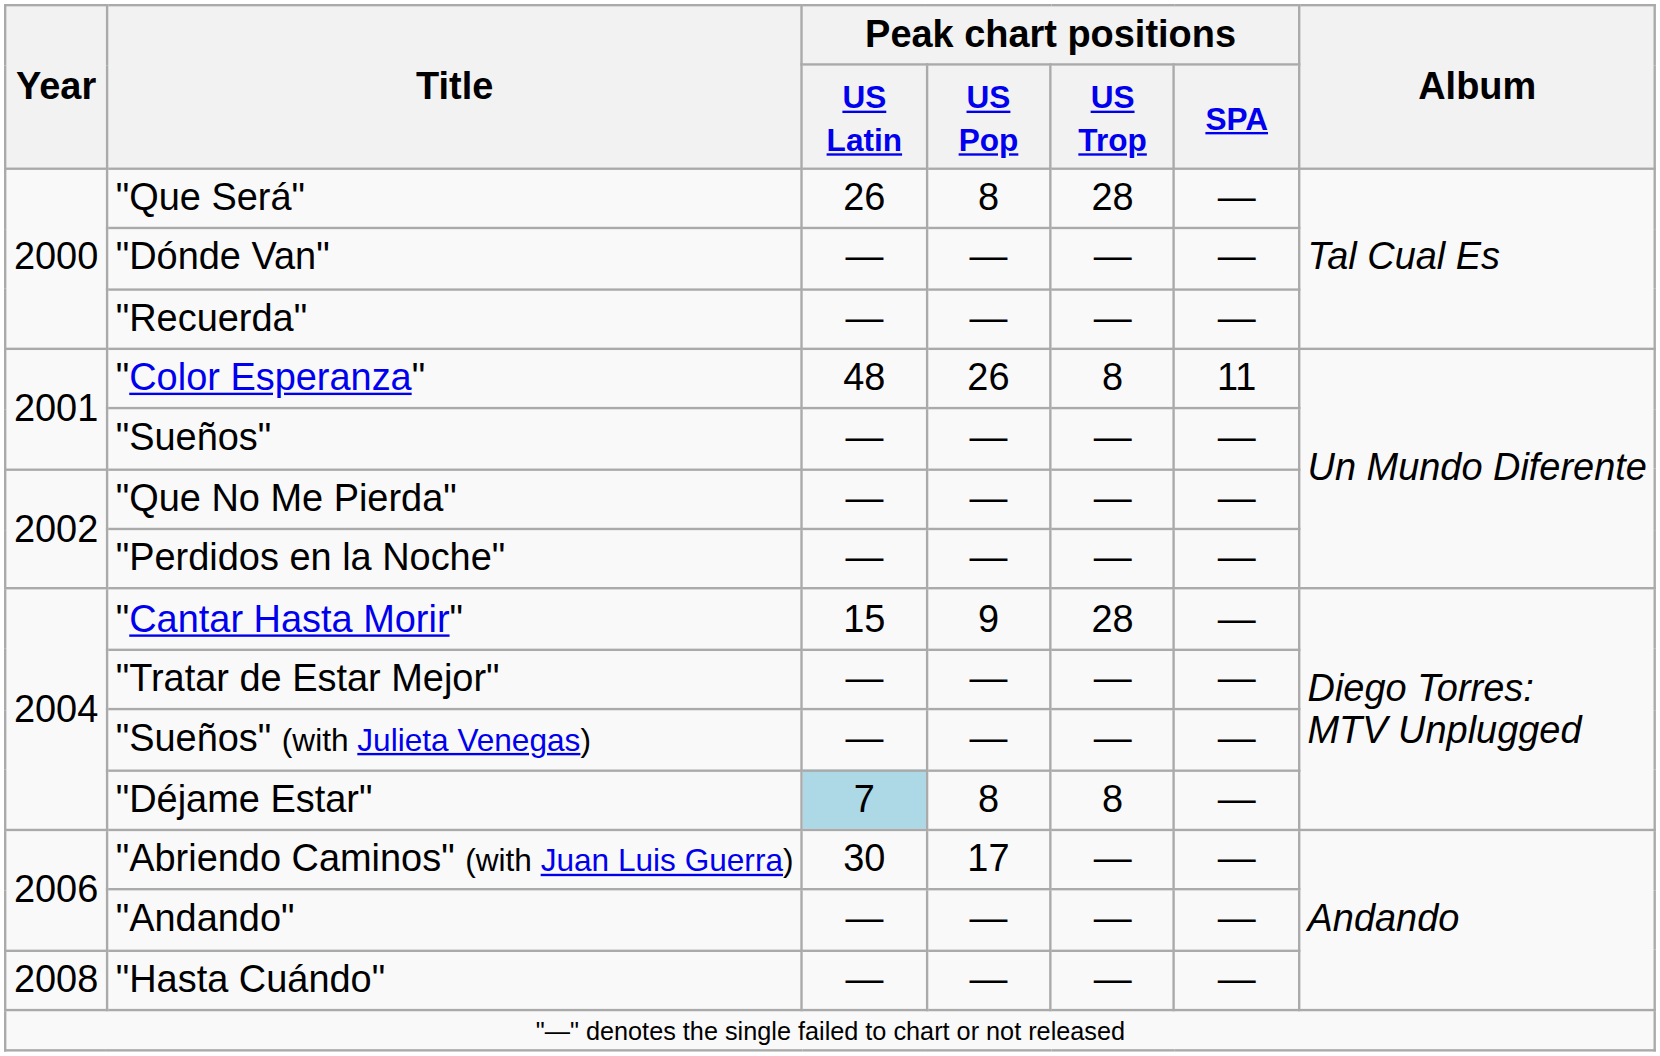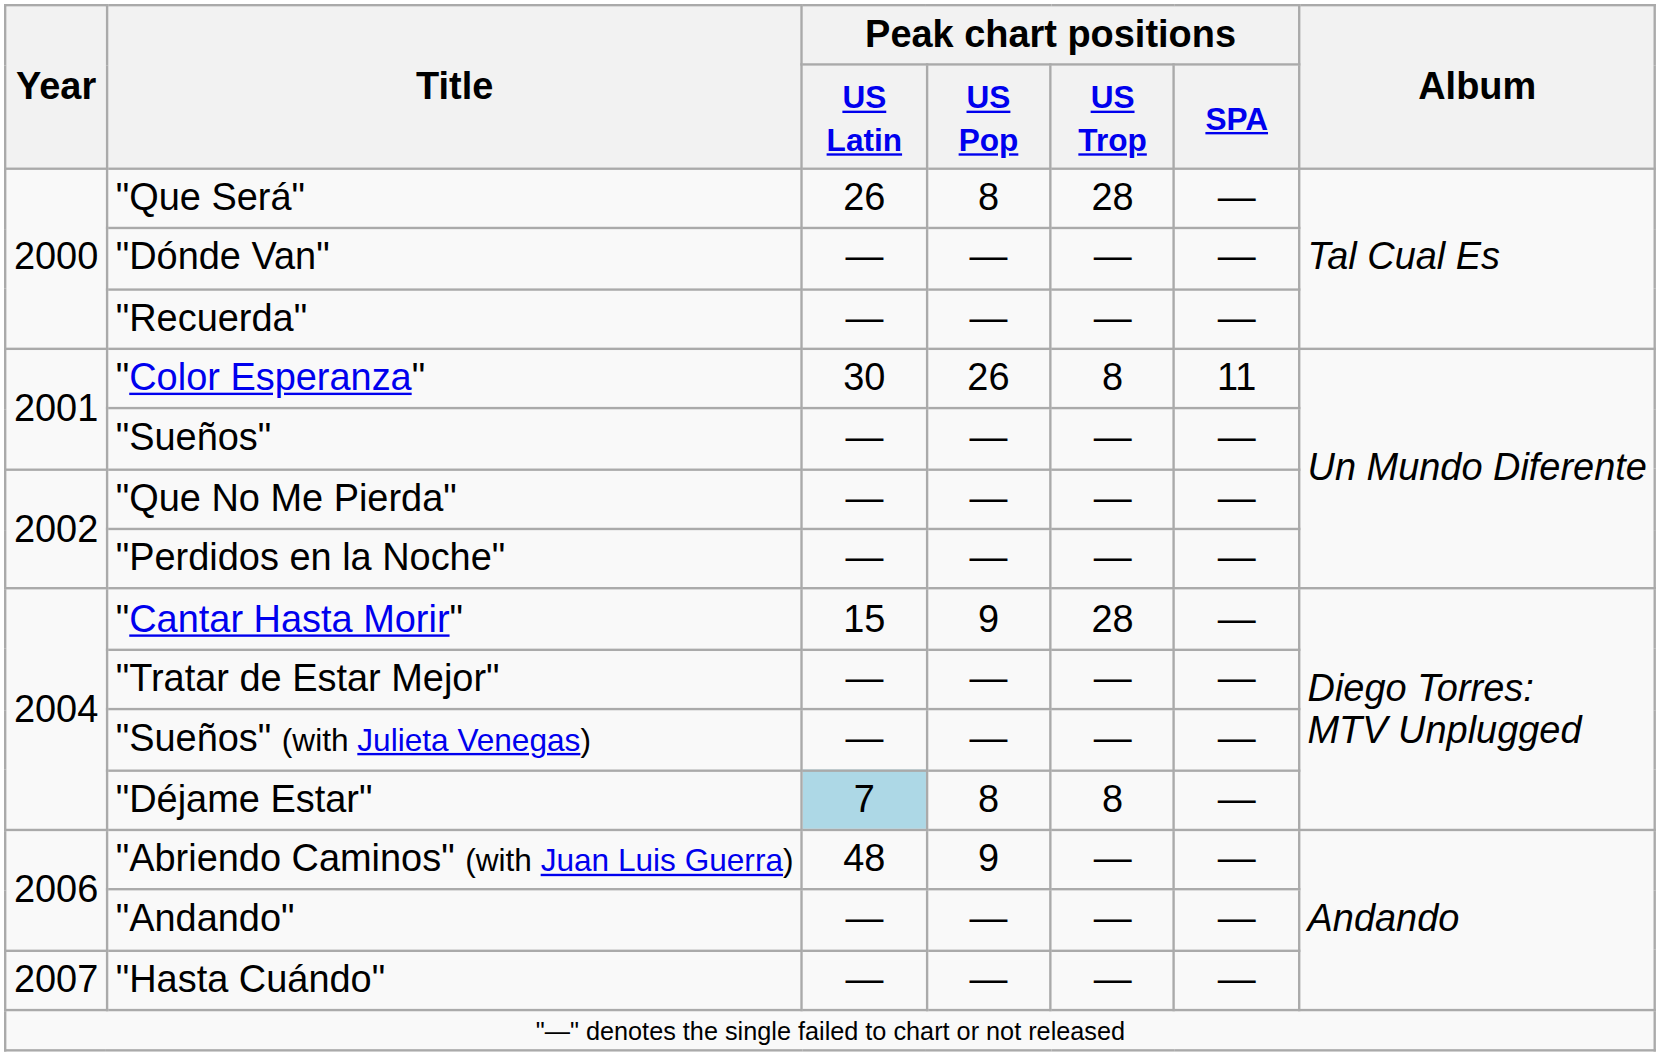(864, 377) 48 -> (864, 377) 30
(864, 859) 30 -> (864, 859) 48
(988, 859) 17 -> (988, 859) 9
(56, 979) 2008 -> (56, 979) 2007
